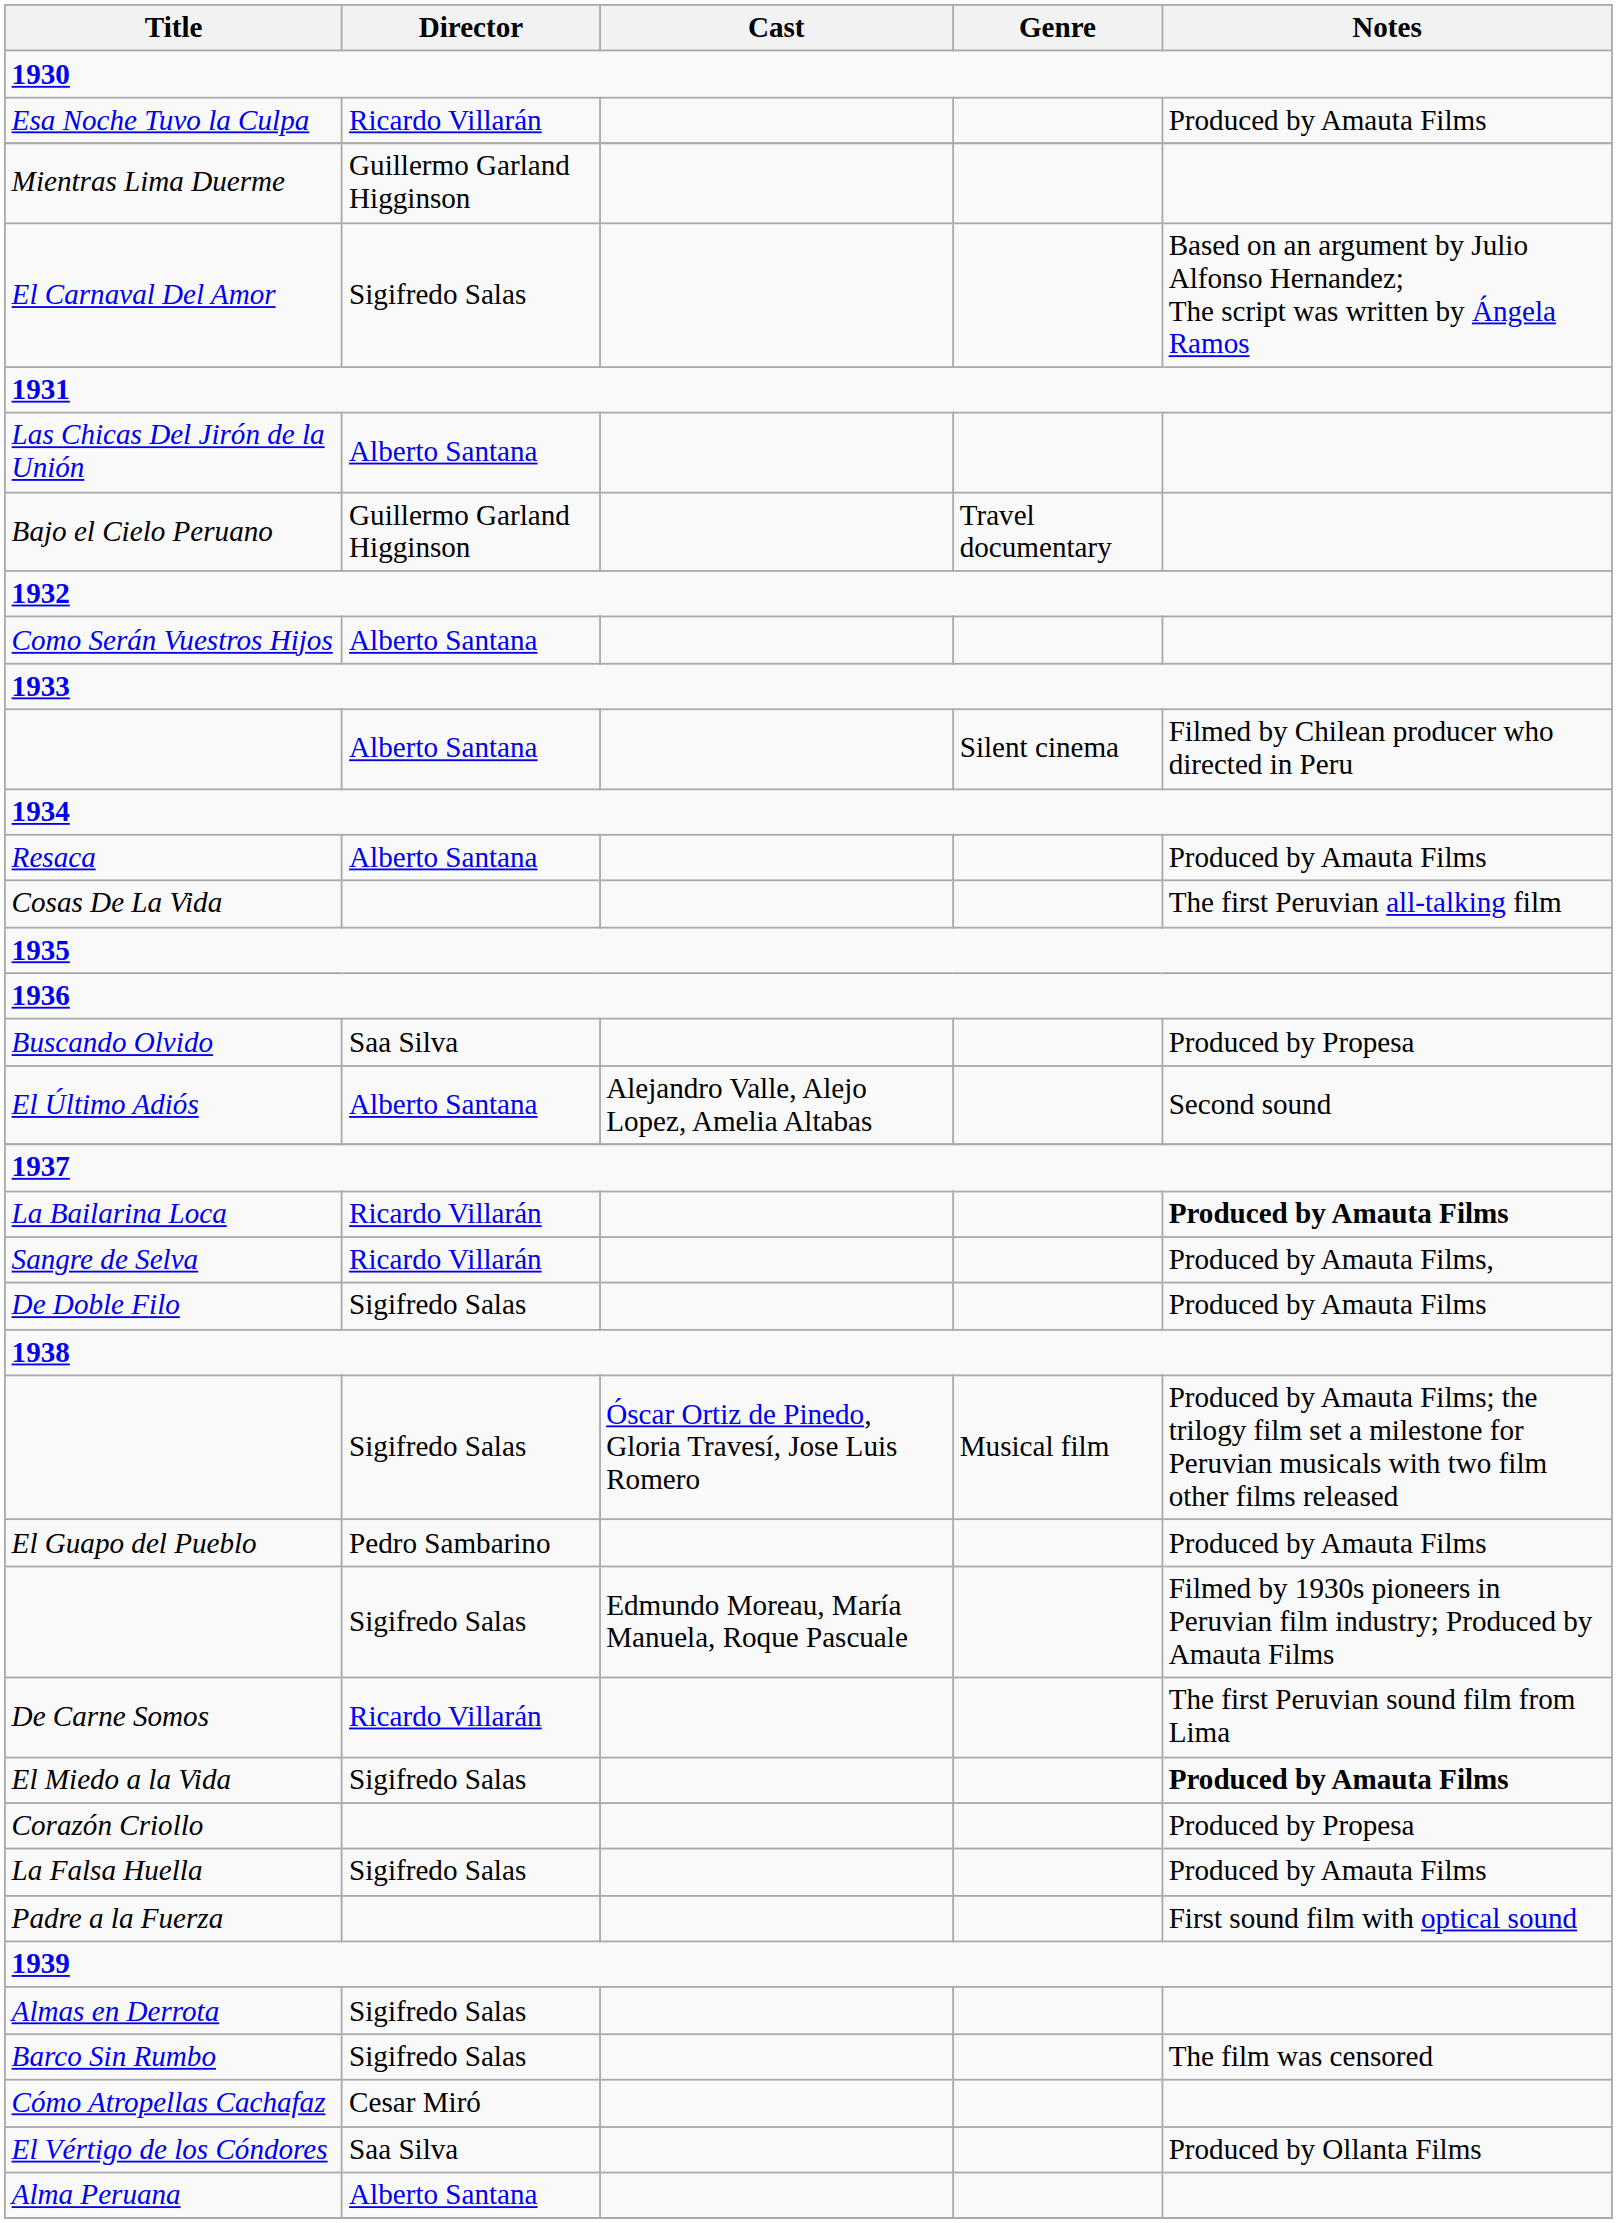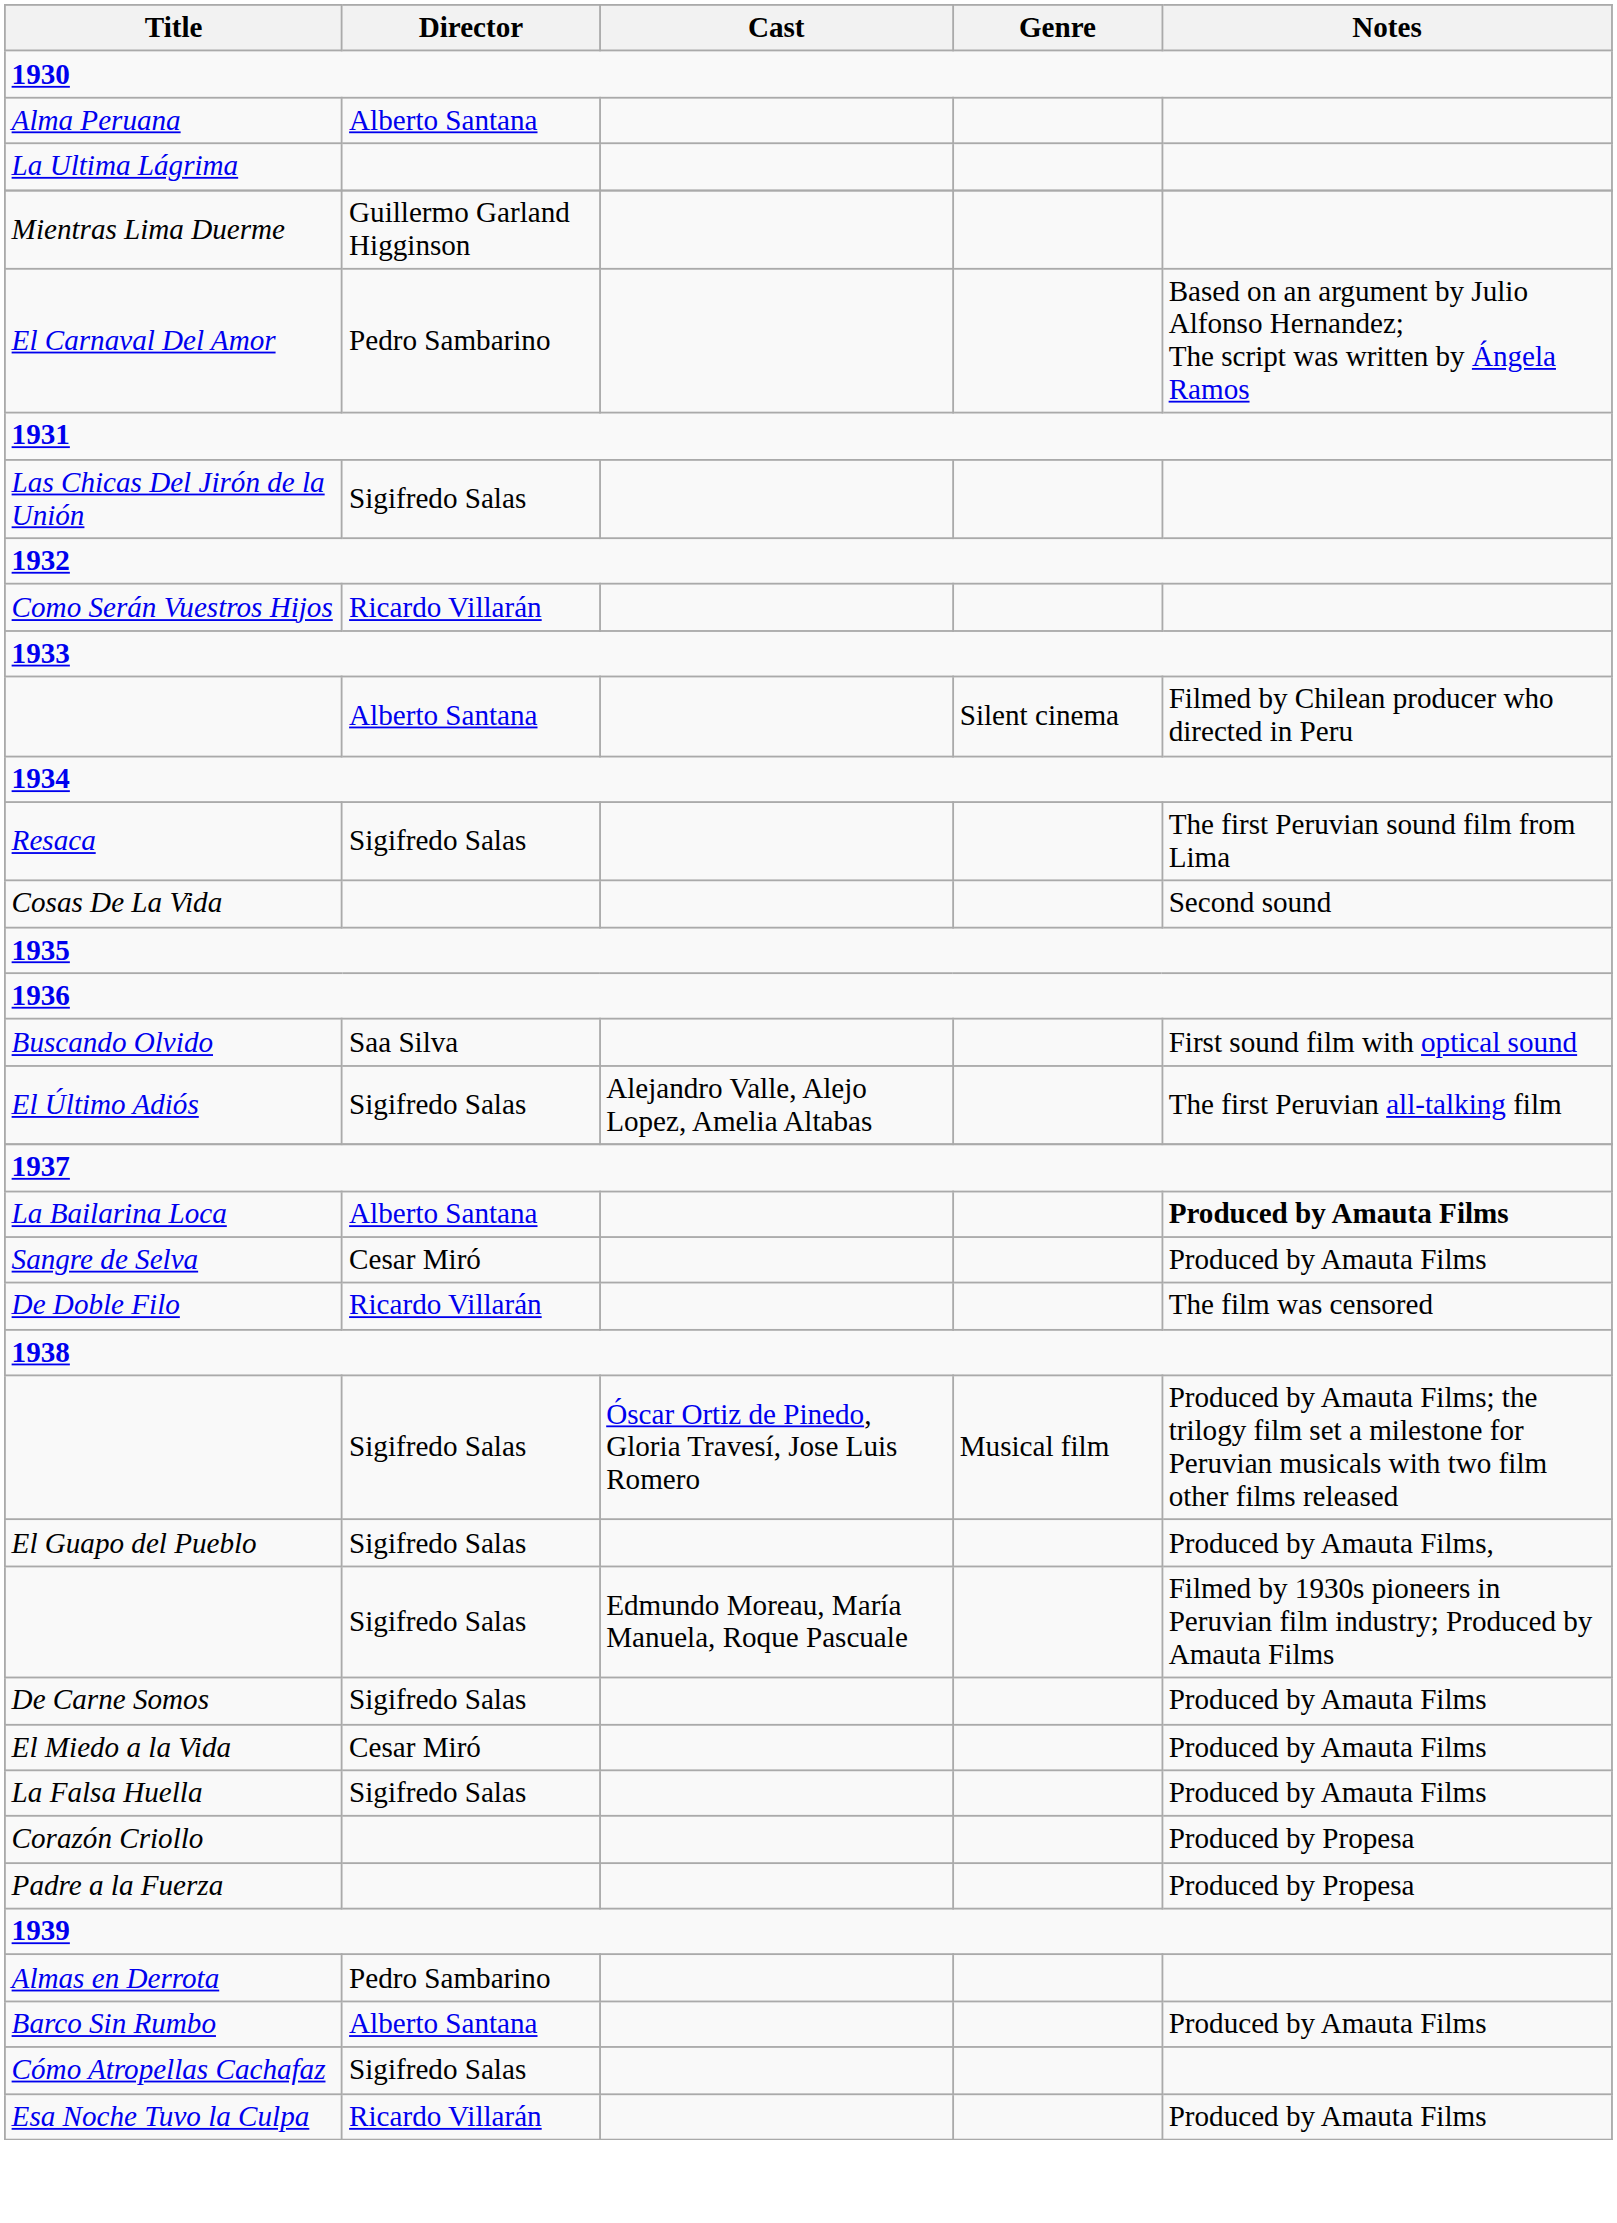rows swapped: (96, 2194) <-> (160, 119)
+ row: (125, 166)
(438, 294) Sigifredo Salas -> (450, 340) Pedro Sambarino
(443, 452) Alberto Santana -> (438, 498) Sigifredo Salas
- row: (142, 531)
(443, 639) Alberto Santana -> (445, 607) Ricardo Villarán
(443, 857) Alberto Santana -> (438, 840) Sigifredo Salas
(1328, 857) Produced by Amauta Films -> (1372, 840) The first Peruvian sound film from Lima
(1365, 903) The first Peruvian all-talking film -> (1250, 903) Second sound
(1292, 1042) Produced by Propesa -> (1373, 1042) First sound film with optical sound
(443, 1104) Alberto Santana -> (438, 1104) Sigifredo Salas
(1250, 1104) Second sound -> (1365, 1104) The first Peruvian all-talking film
(445, 1213) Ricardo Villarán -> (443, 1213) Alberto Santana
(445, 1259) Ricardo Villarán -> (415, 1259) Cesar Miró
(1331, 1259) Produced by Amauta Films, -> (1328, 1259) Produced by Amauta Films
(438, 1305) Sigifredo Salas -> (445, 1305) Ricardo Villarán
(1328, 1305) Produced by Amauta Films -> (1301, 1305) The film was censored
(450, 1542) Pedro Sambarino -> (438, 1542) Sigifredo Salas
(1328, 1542) Produced by Amauta Films -> (1331, 1542) Produced by Amauta Films,
(445, 1716) Ricardo Villarán -> (438, 1700) Sigifredo Salas
(1372, 1716) The first Peruvian sound film from Lima -> (1328, 1700) Produced by Amauta Films
(438, 1779) Sigifredo Salas -> (415, 1746) Cesar Miró
(1339, 1779) bold -> (1328, 1746) normal
rows swapped: (107, 1871) <-> (107, 1825)
(1373, 1917) First sound film with optical sound -> (1292, 1885) Produced by Propesa
(438, 2010) Sigifredo Salas -> (450, 1977) Pedro Sambarino
(438, 2056) Sigifredo Salas -> (443, 2023) Alberto Santana
(1301, 2056) The film was censored -> (1328, 2023) Produced by Amauta Films
(415, 2102) Cesar Miró -> (438, 2069) Sigifredo Salas
- row: (170, 2148)
